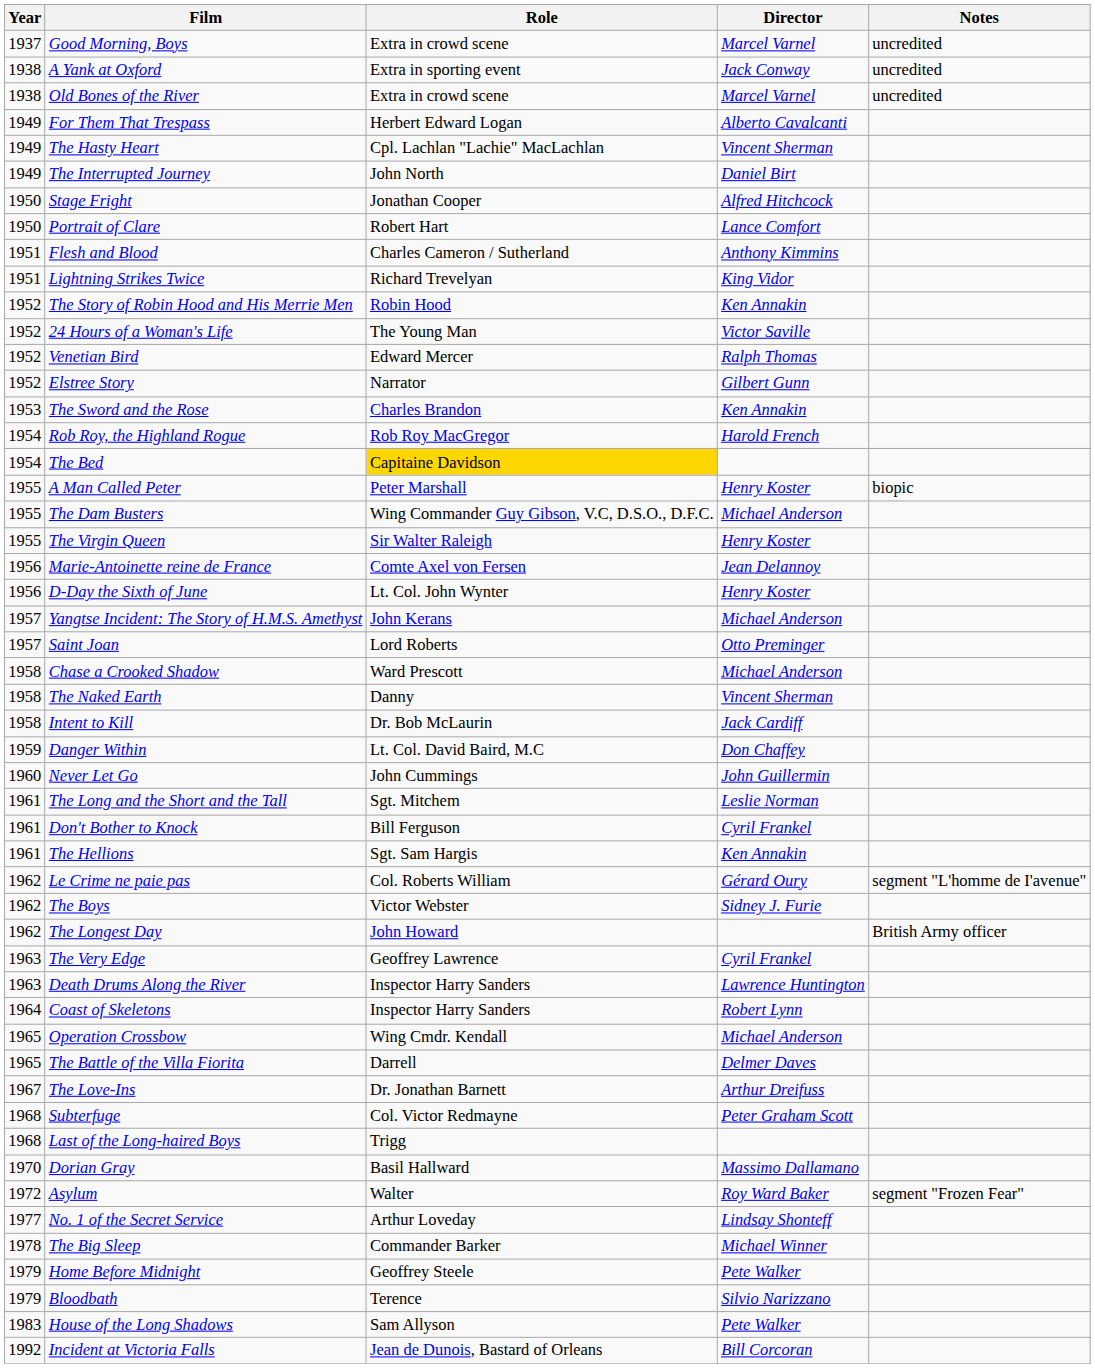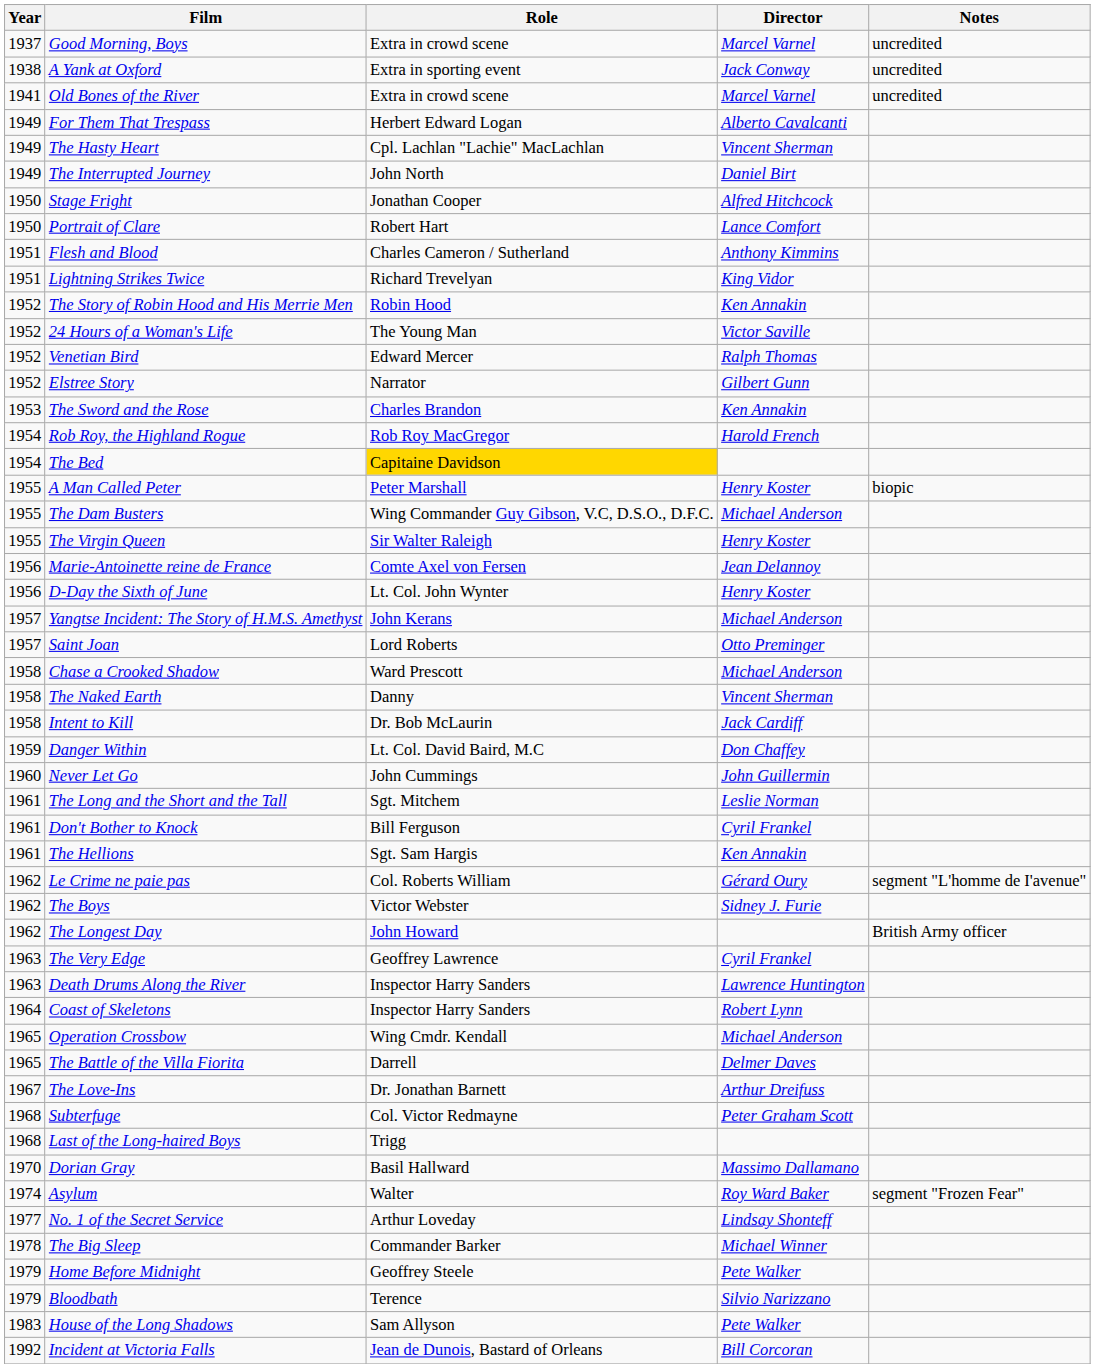(25, 95) 1938 -> (25, 95) 1941
(25, 1193) 1972 -> (25, 1193) 1974
